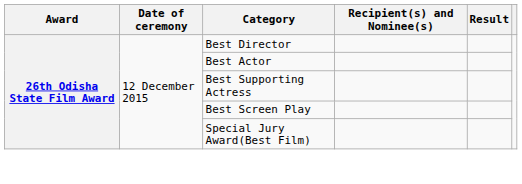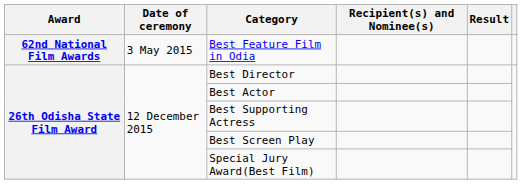+ row: (265, 50)
